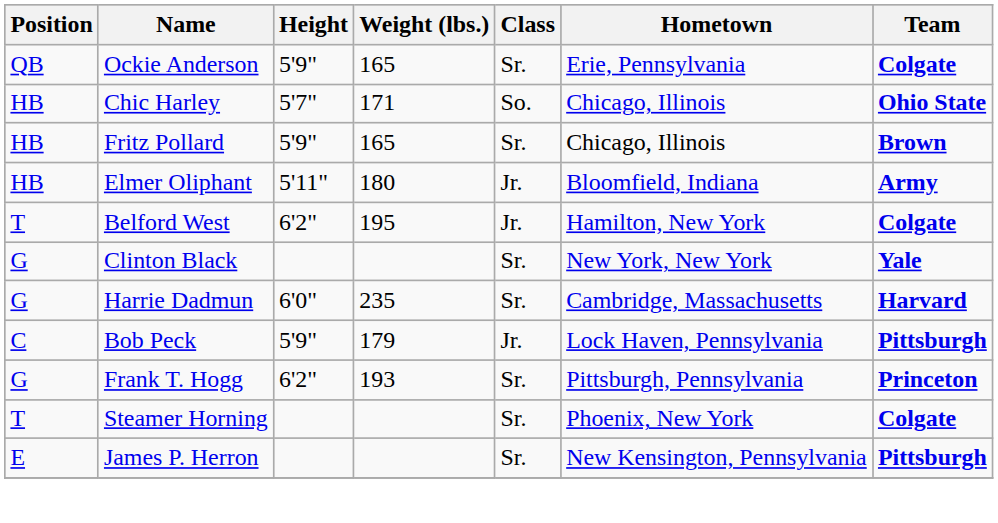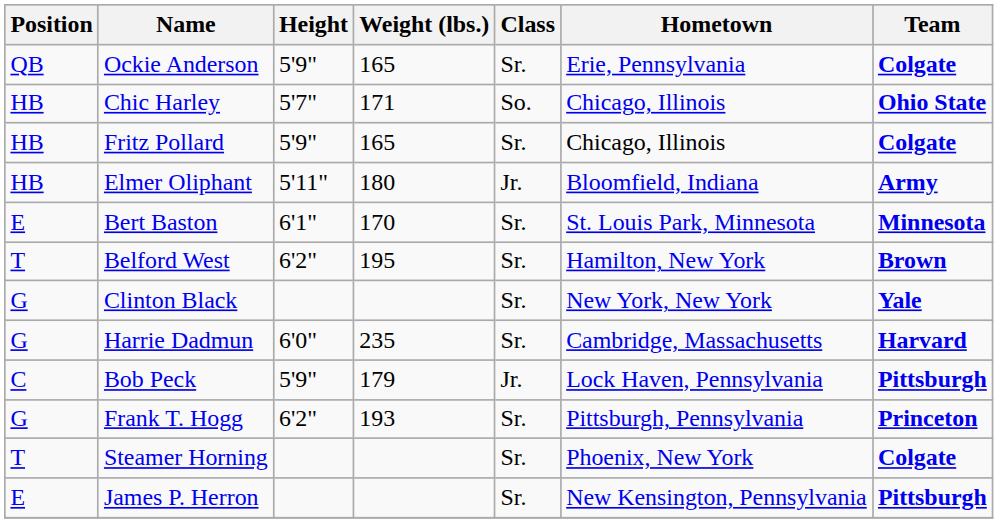(912, 142) Brown -> (917, 142) Colgate
+ row: (161, 221)
(511, 221) Jr. -> (513, 261) Sr.
(917, 221) Colgate -> (912, 261) Brown
